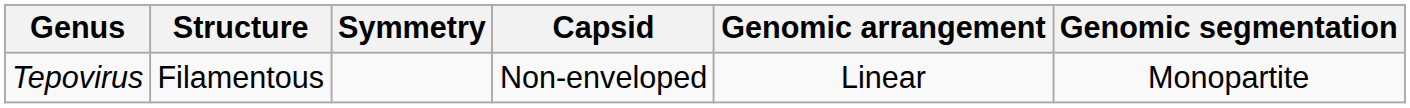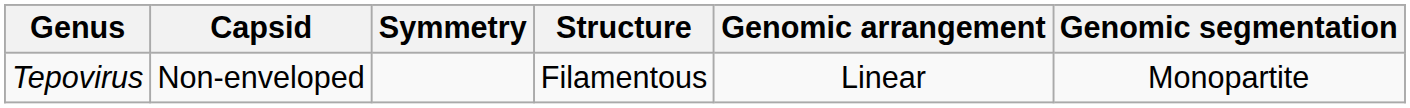columns swapped: (241, 28) <-> (604, 28)
